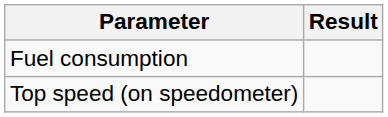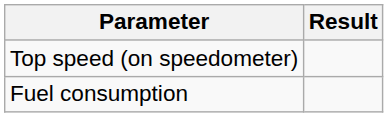rows swapped: (154, 93) <-> (99, 58)
